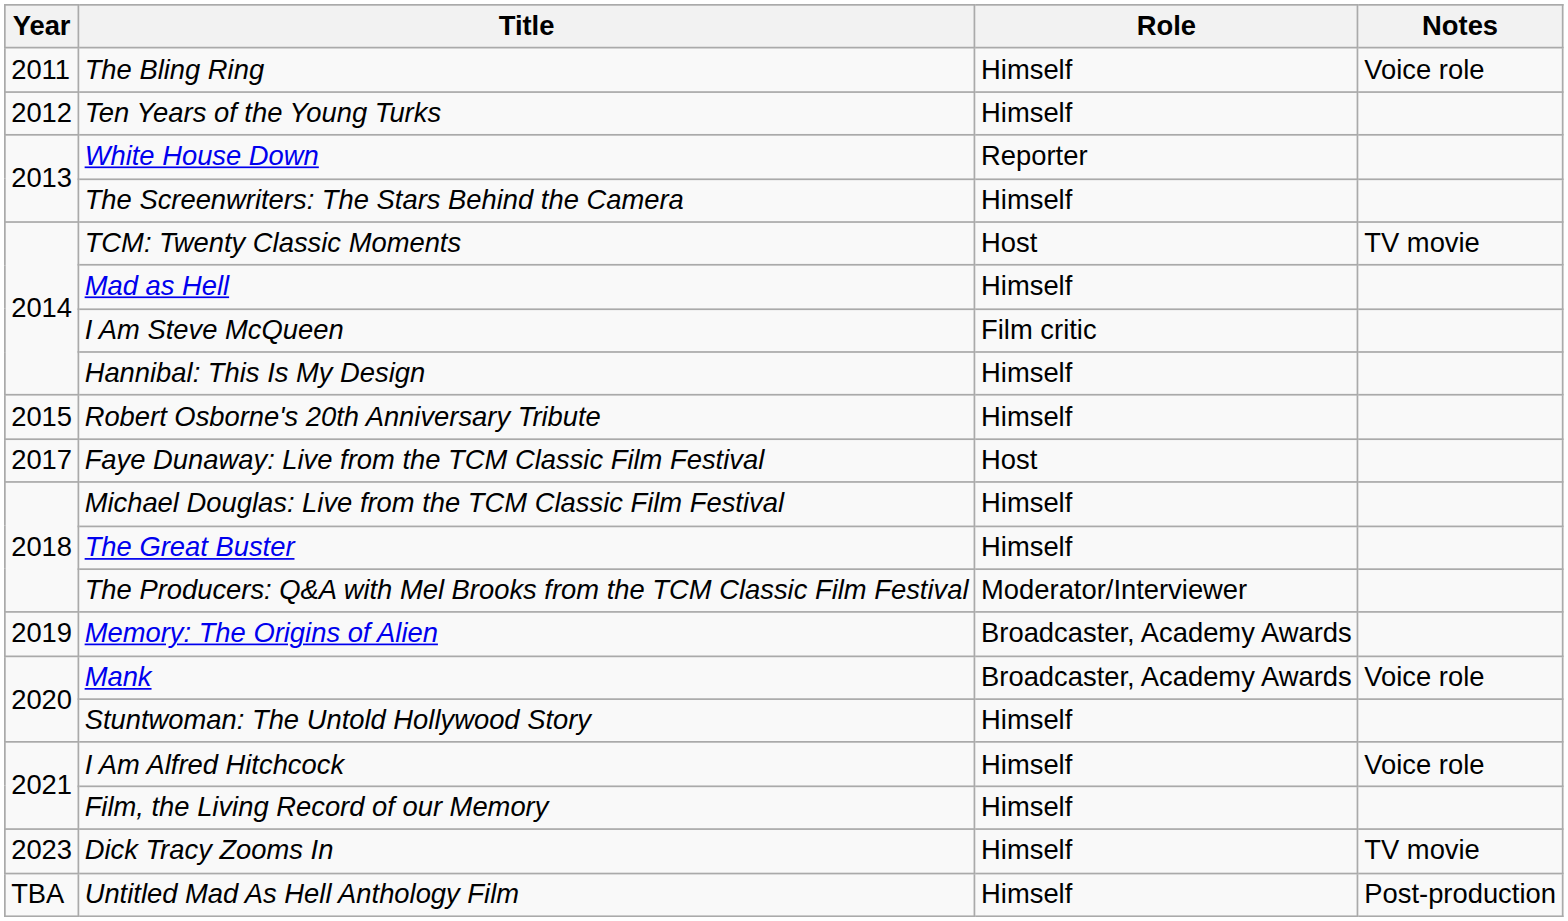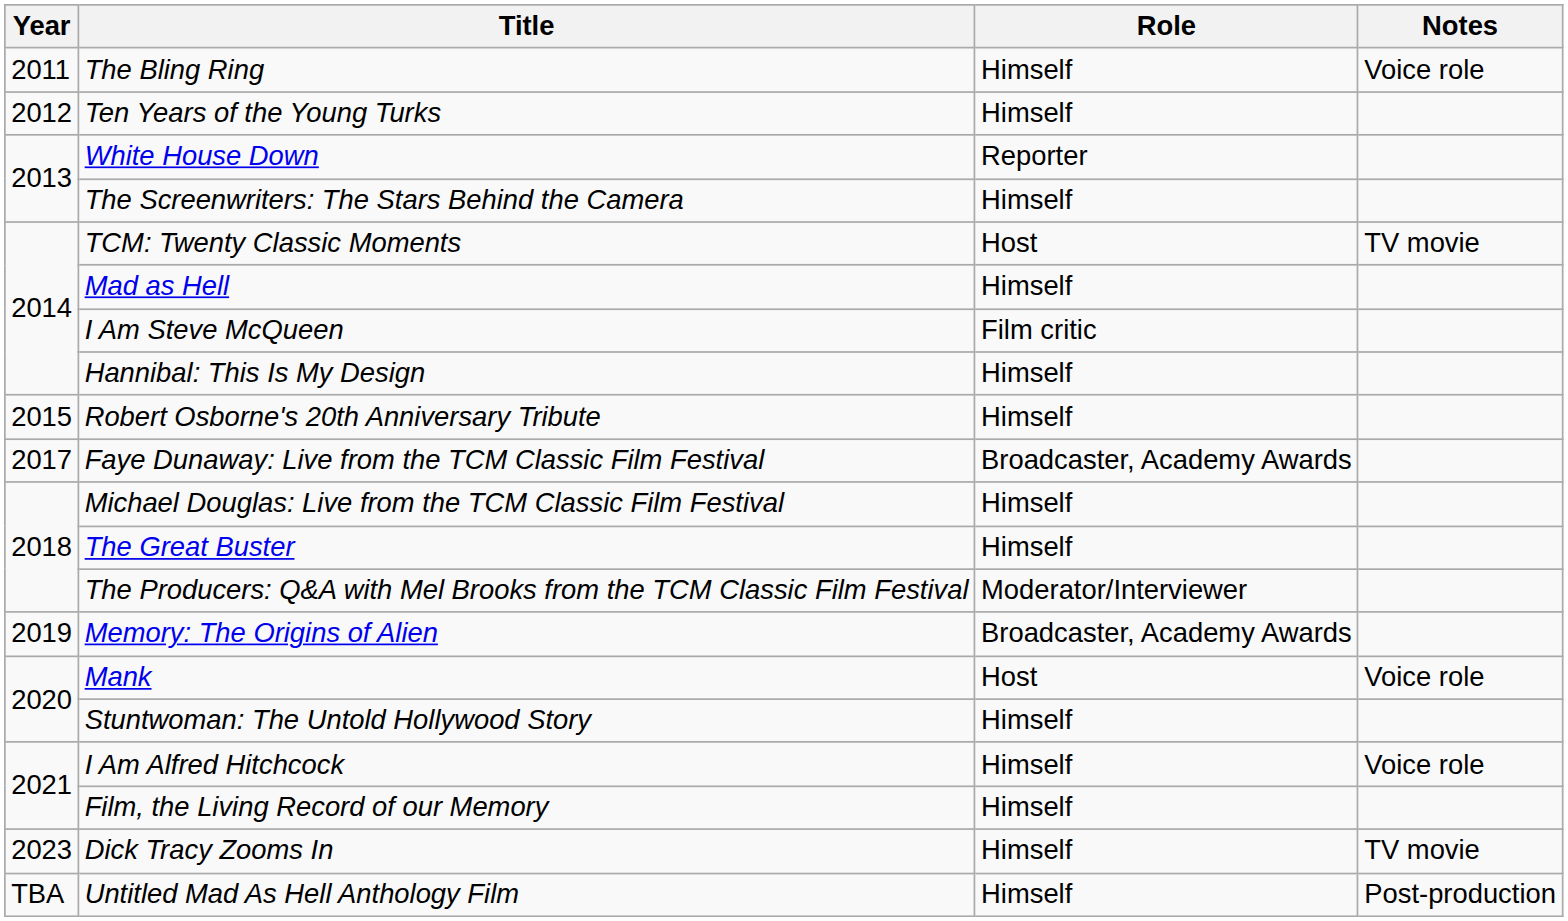(1009, 460) Host -> (1166, 460) Broadcaster, Academy Awards
(1166, 677) Broadcaster, Academy Awards -> (1009, 677) Host
